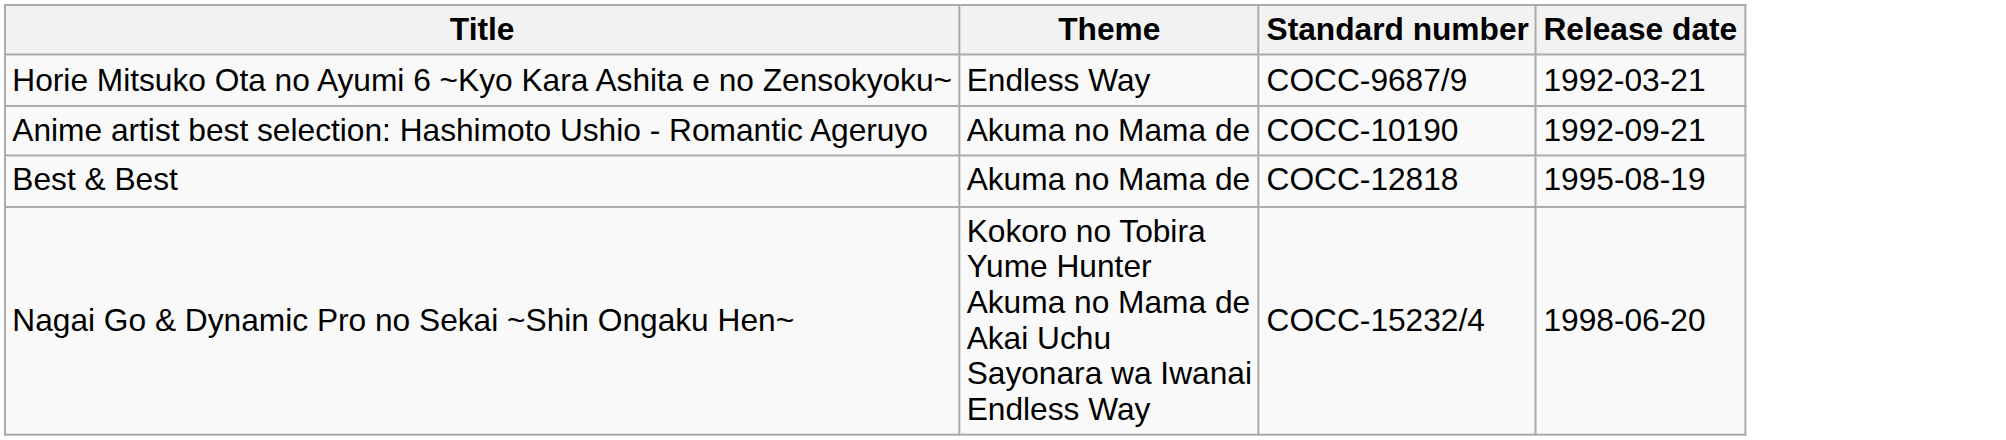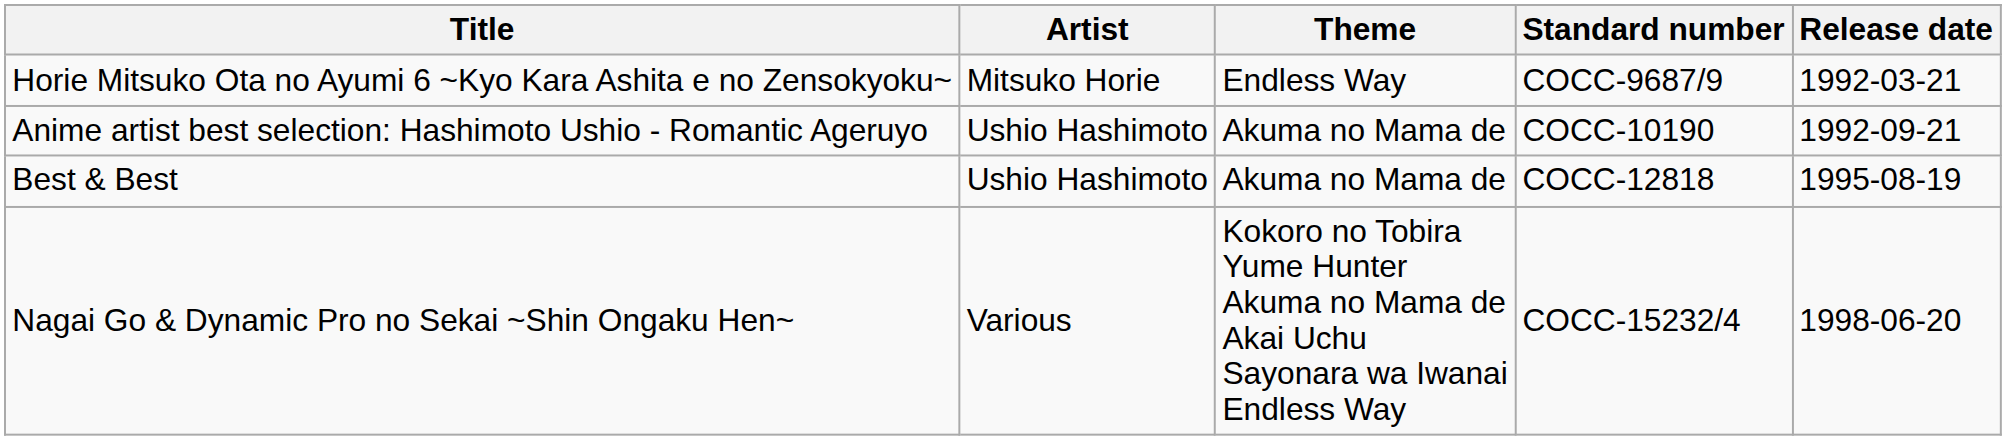+ column: (1087, 29)
